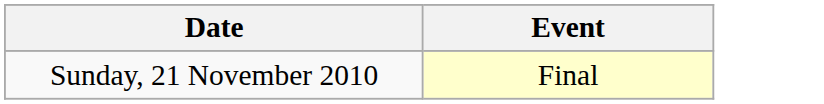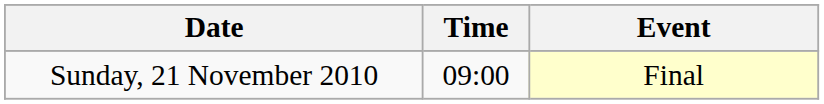+ column: (476, 27)
